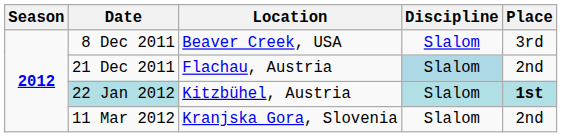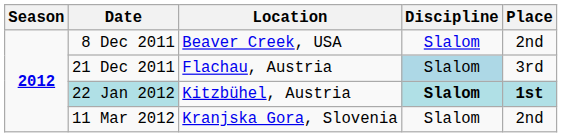(530, 43) 3rd -> (530, 43) 2nd
(530, 68) 2nd -> (530, 68) 3rd
(452, 94) normal -> (452, 94) bold
